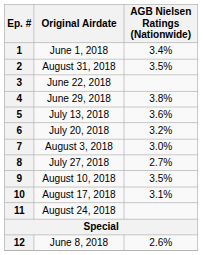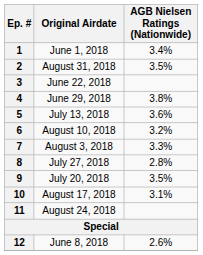(79, 131) July 20, 2018 -> (79, 131) August 10, 2018
(161, 147) 3.0% -> (161, 147) 3.3%
(161, 163) 2.7% -> (161, 163) 2.8%
(79, 179) August 10, 2018 -> (79, 179) July 20, 2018
